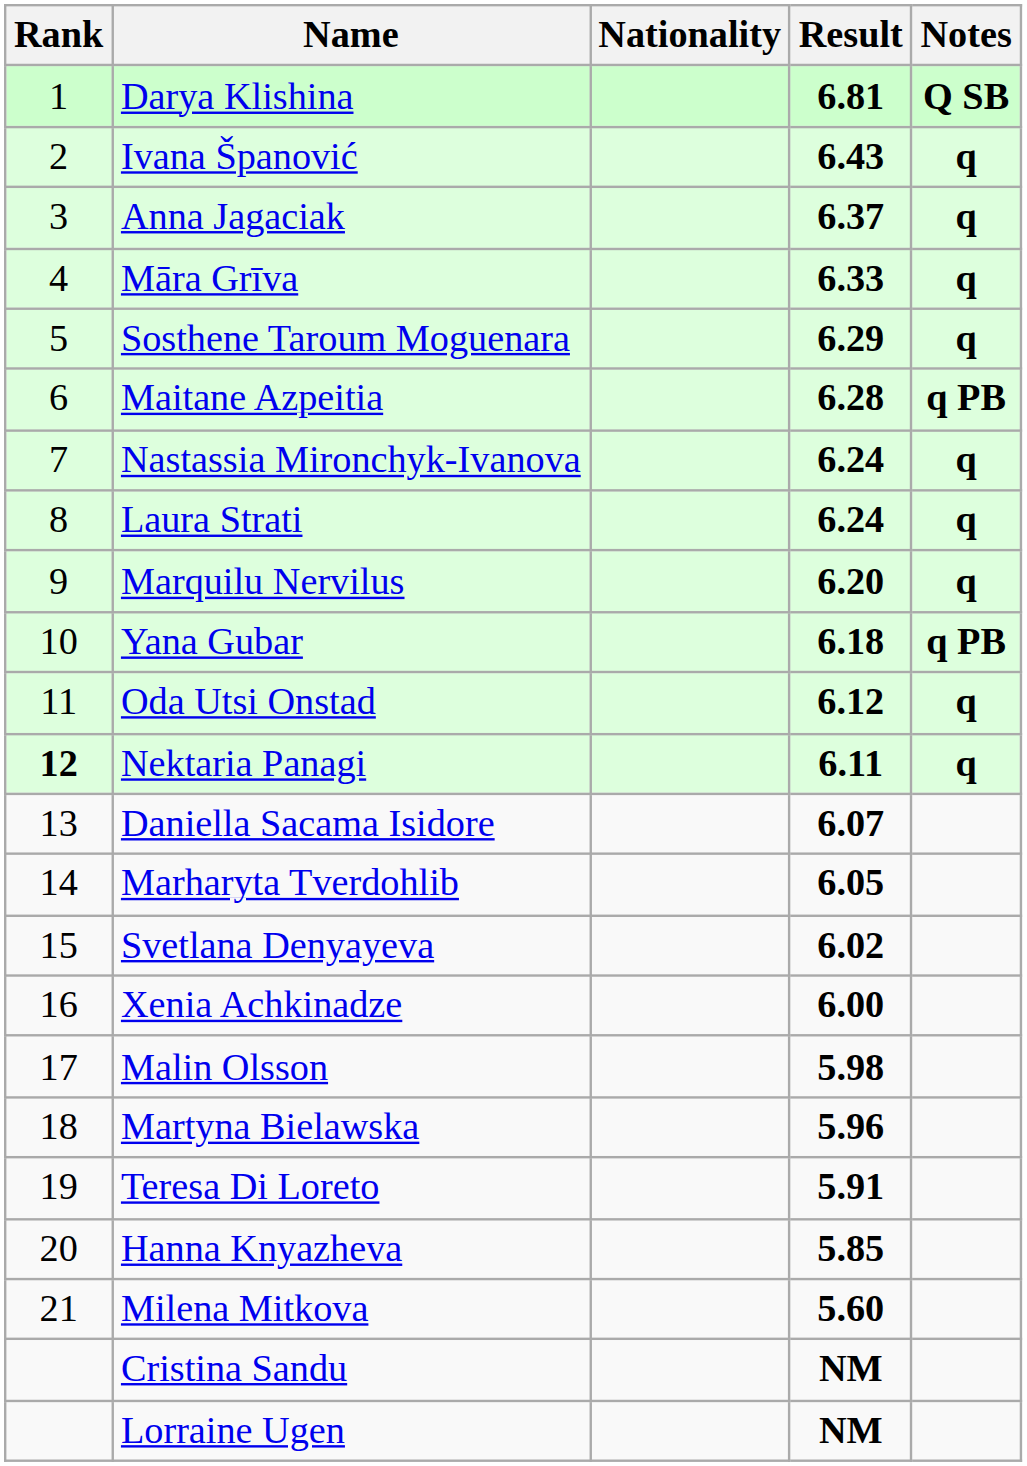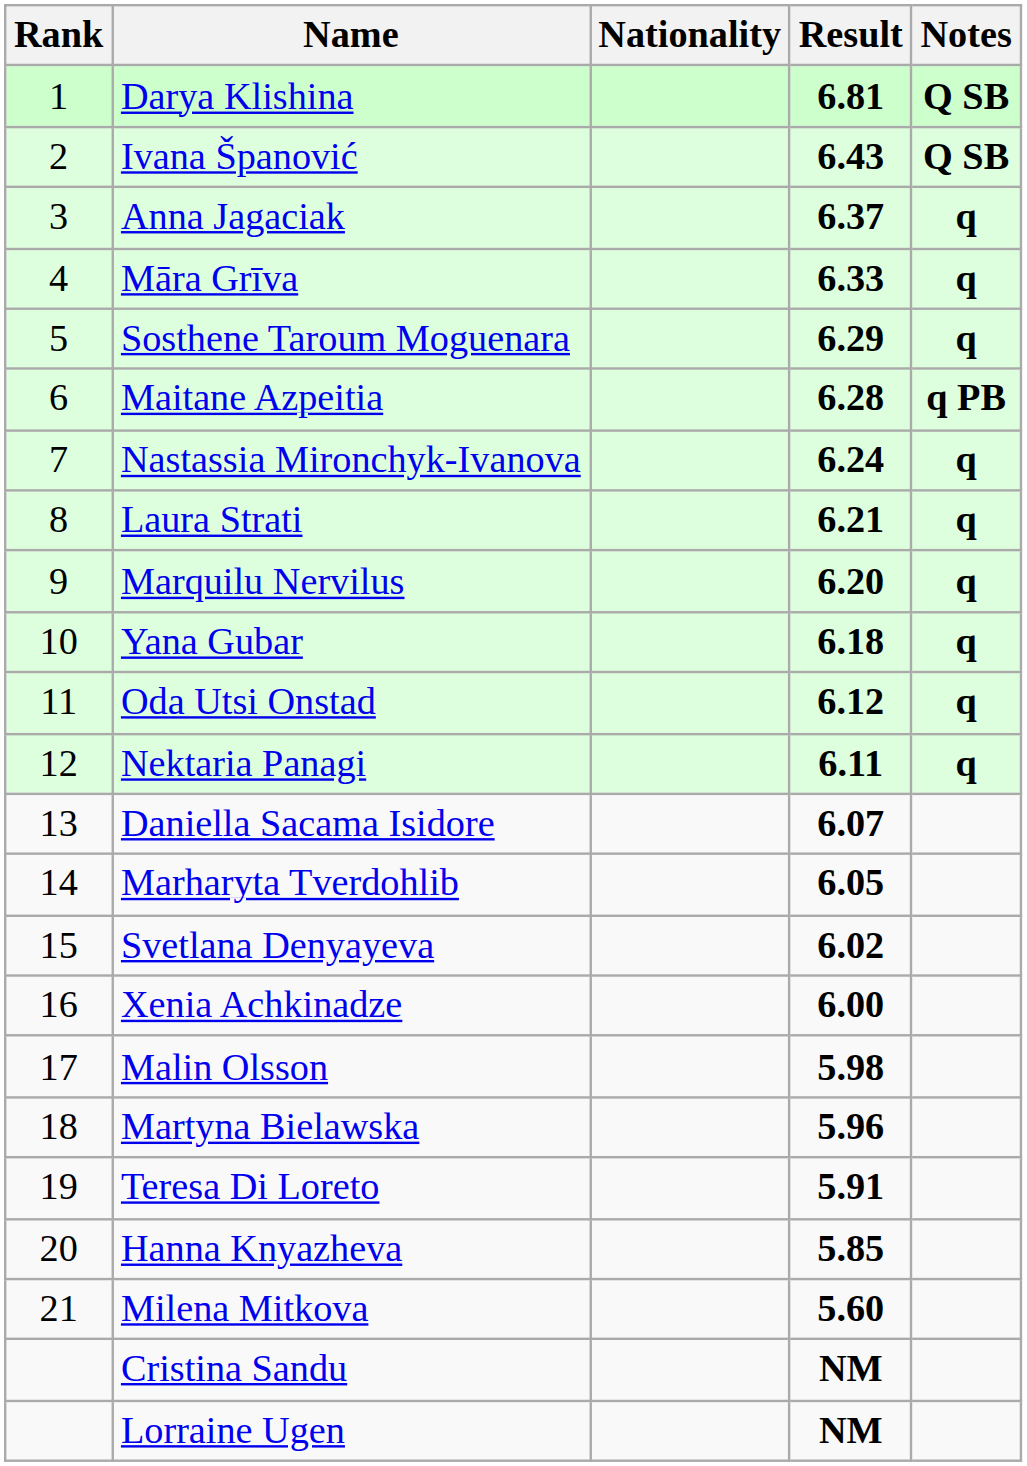(966, 156) q -> (966, 156) Q SB
(851, 519) 6.24 -> (851, 519) 6.21
(966, 641) q PB -> (966, 641) q
(59, 762) bold -> (59, 762) normal
